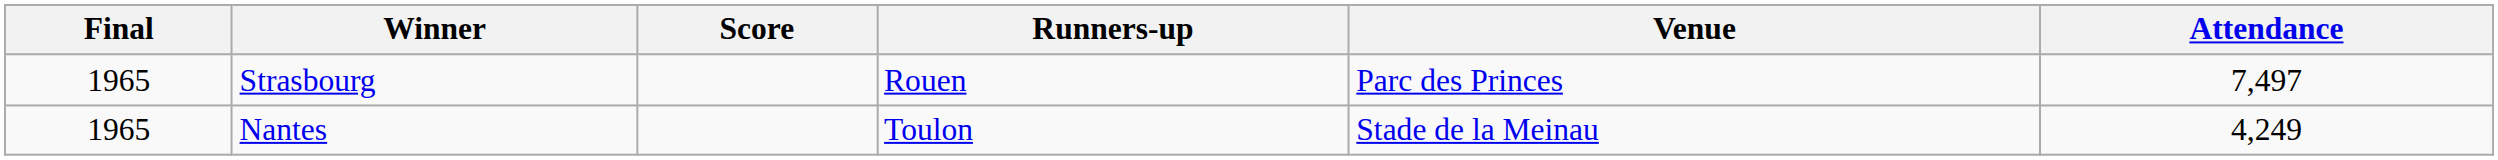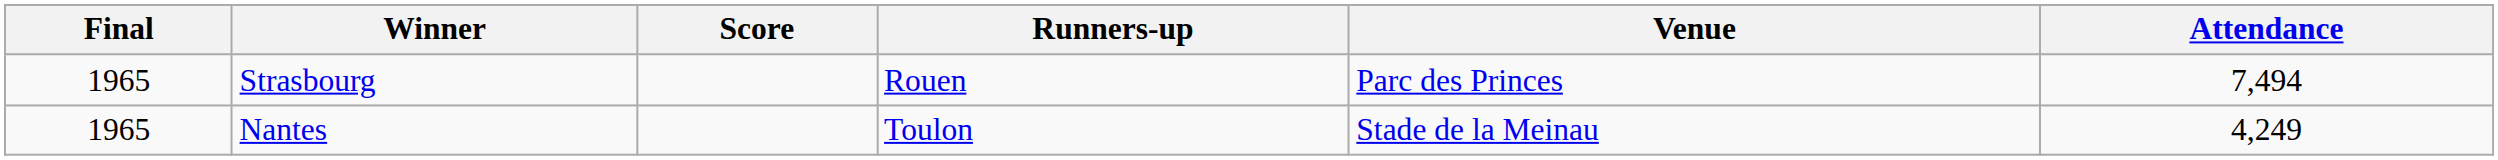(2266, 79) 7,497 -> (2266, 79) 7,494
